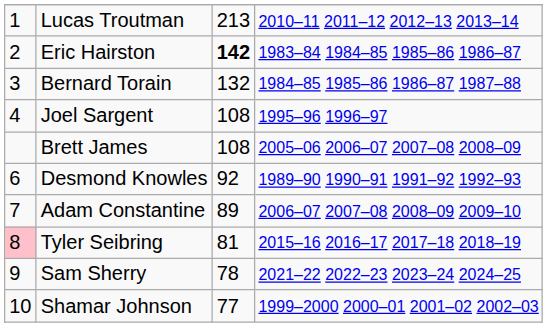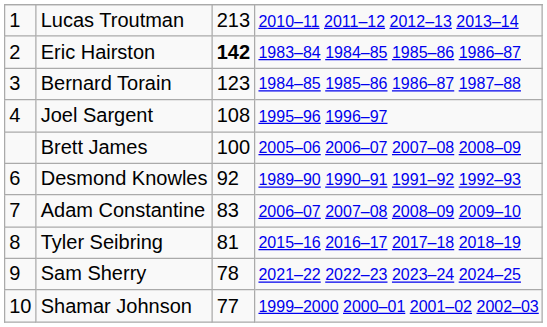(233, 83) 132 -> (233, 83) 123
(233, 147) 108 -> (233, 147) 100
(228, 210) 89 -> (228, 210) 83
(15, 242) pink background -> (15, 242) no background
